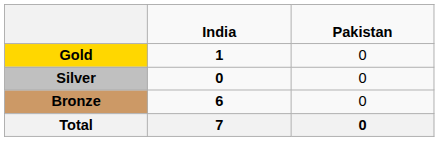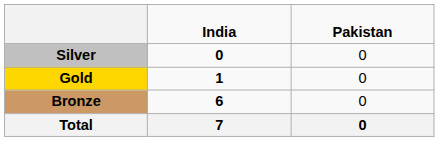rows swapped: (76, 55) <-> (76, 78)
